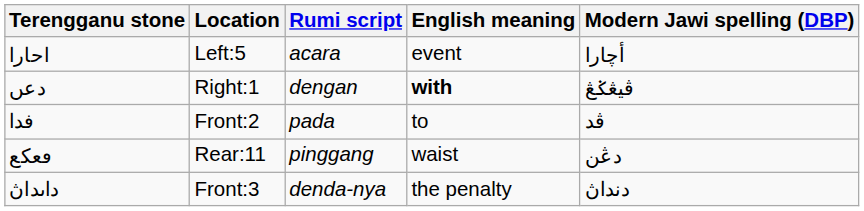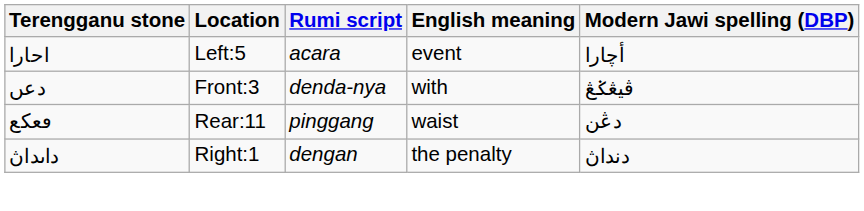(227, 87) Right:1 -> (227, 87) Front:3
(323, 87) dengan -> (338, 87) denda-nya
(432, 87) bold -> (430, 87) normal
- row: (22, 122)
(227, 188) Front:3 -> (227, 155) Right:1
(338, 188) denda-nya -> (323, 155) dengan
